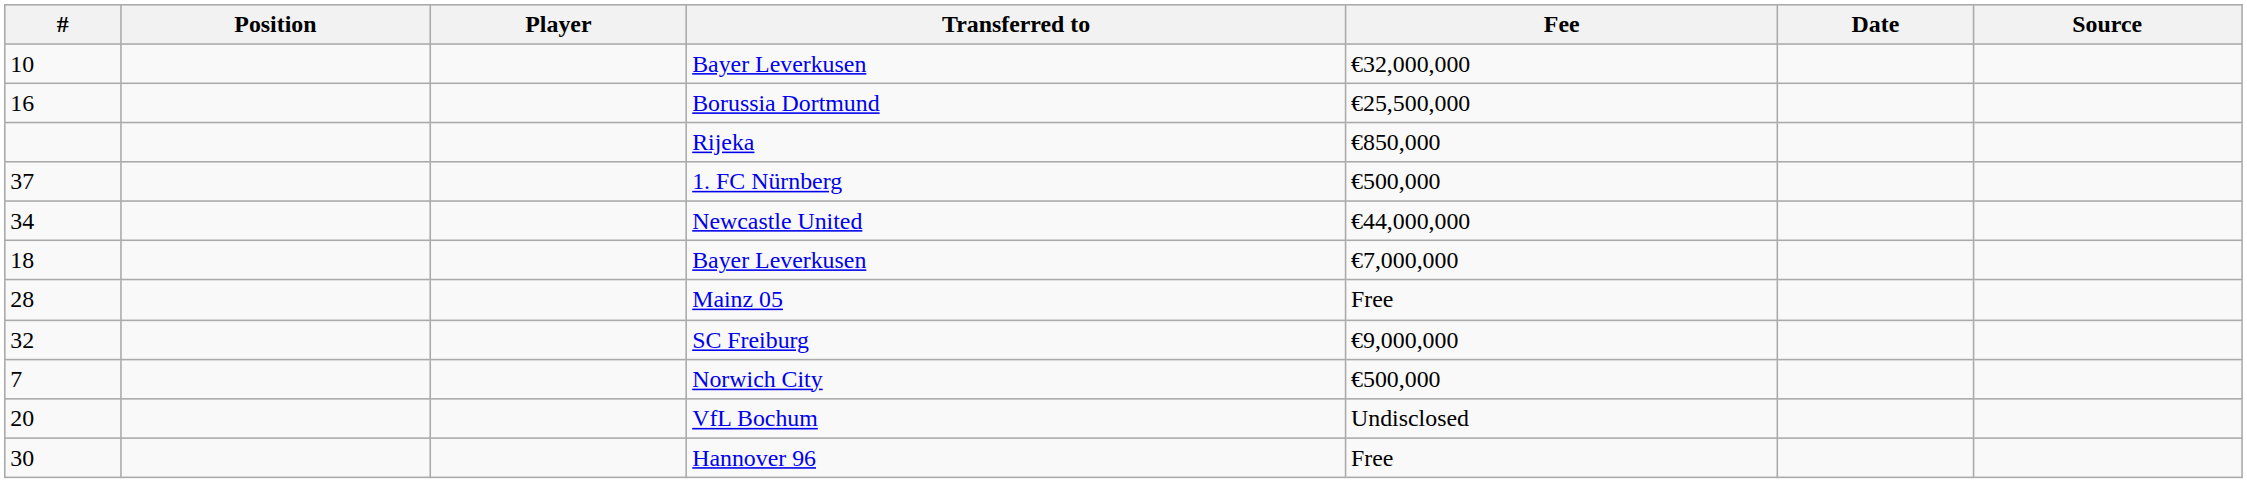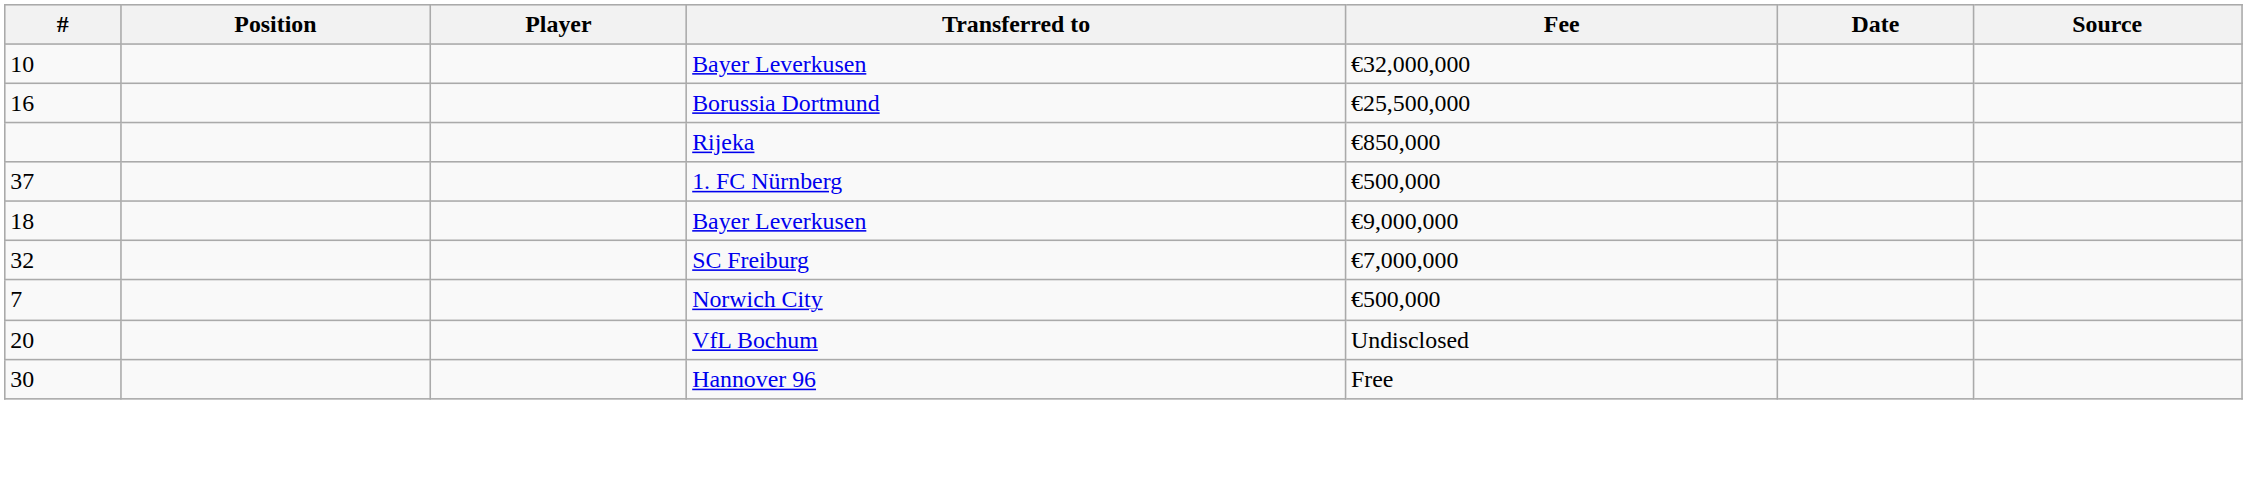- row: (22, 221)
(1405, 260) €7,000,000 -> (1405, 221) €9,000,000
- row: (22, 299)
(1405, 339) €9,000,000 -> (1405, 260) €7,000,000
